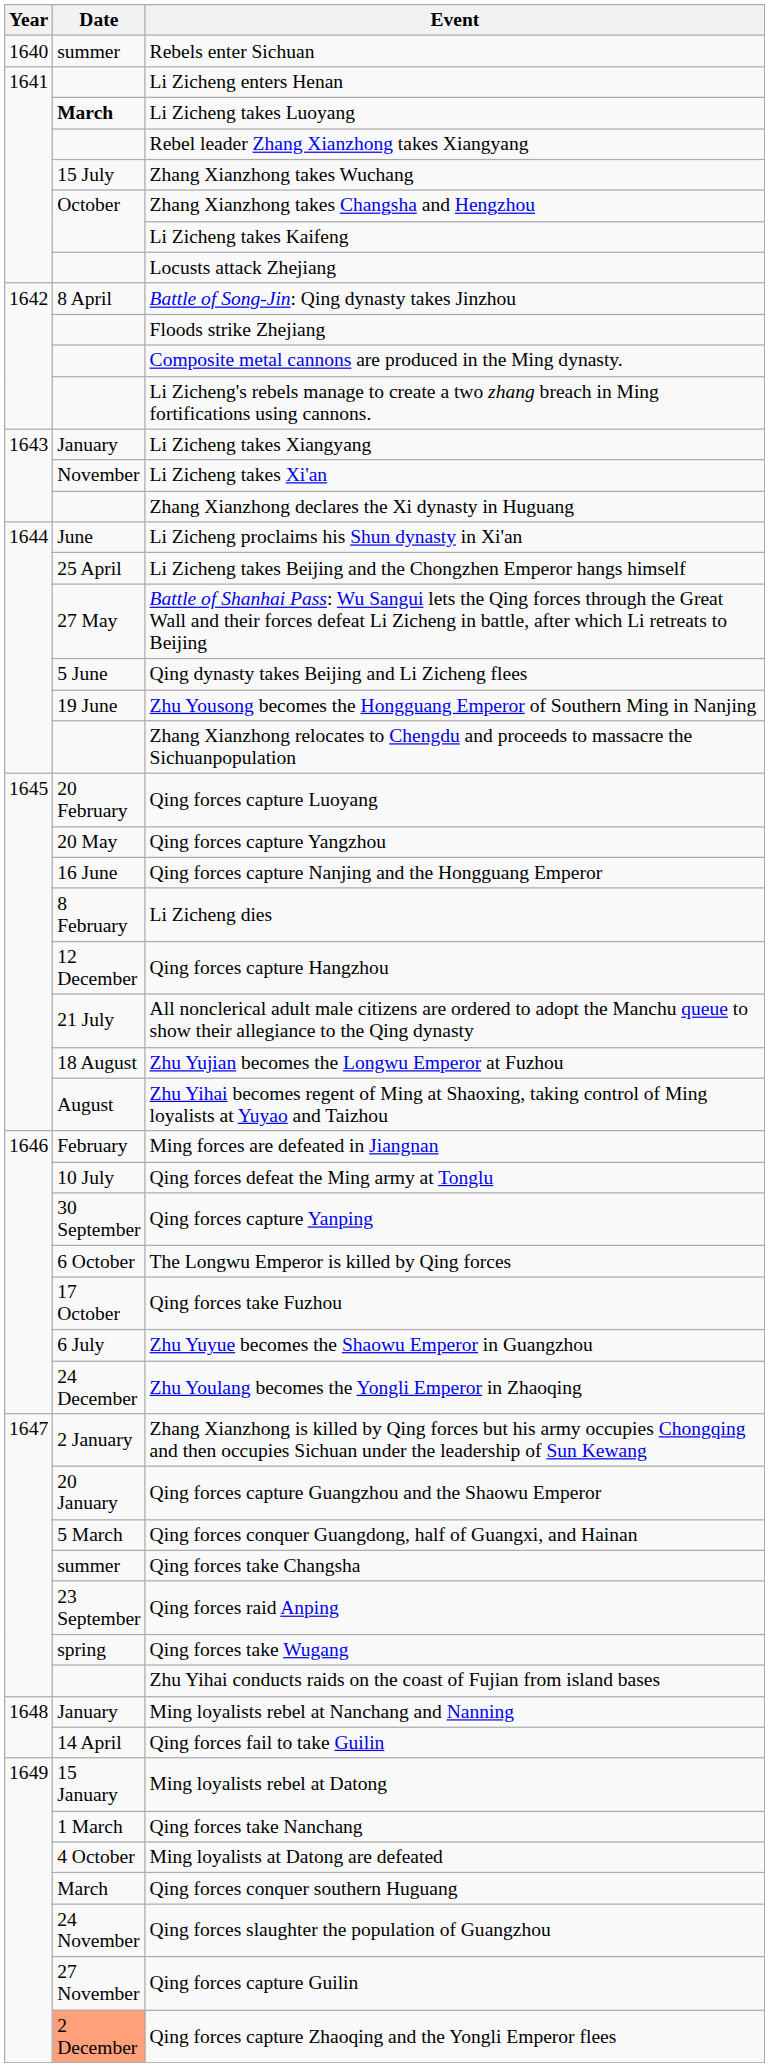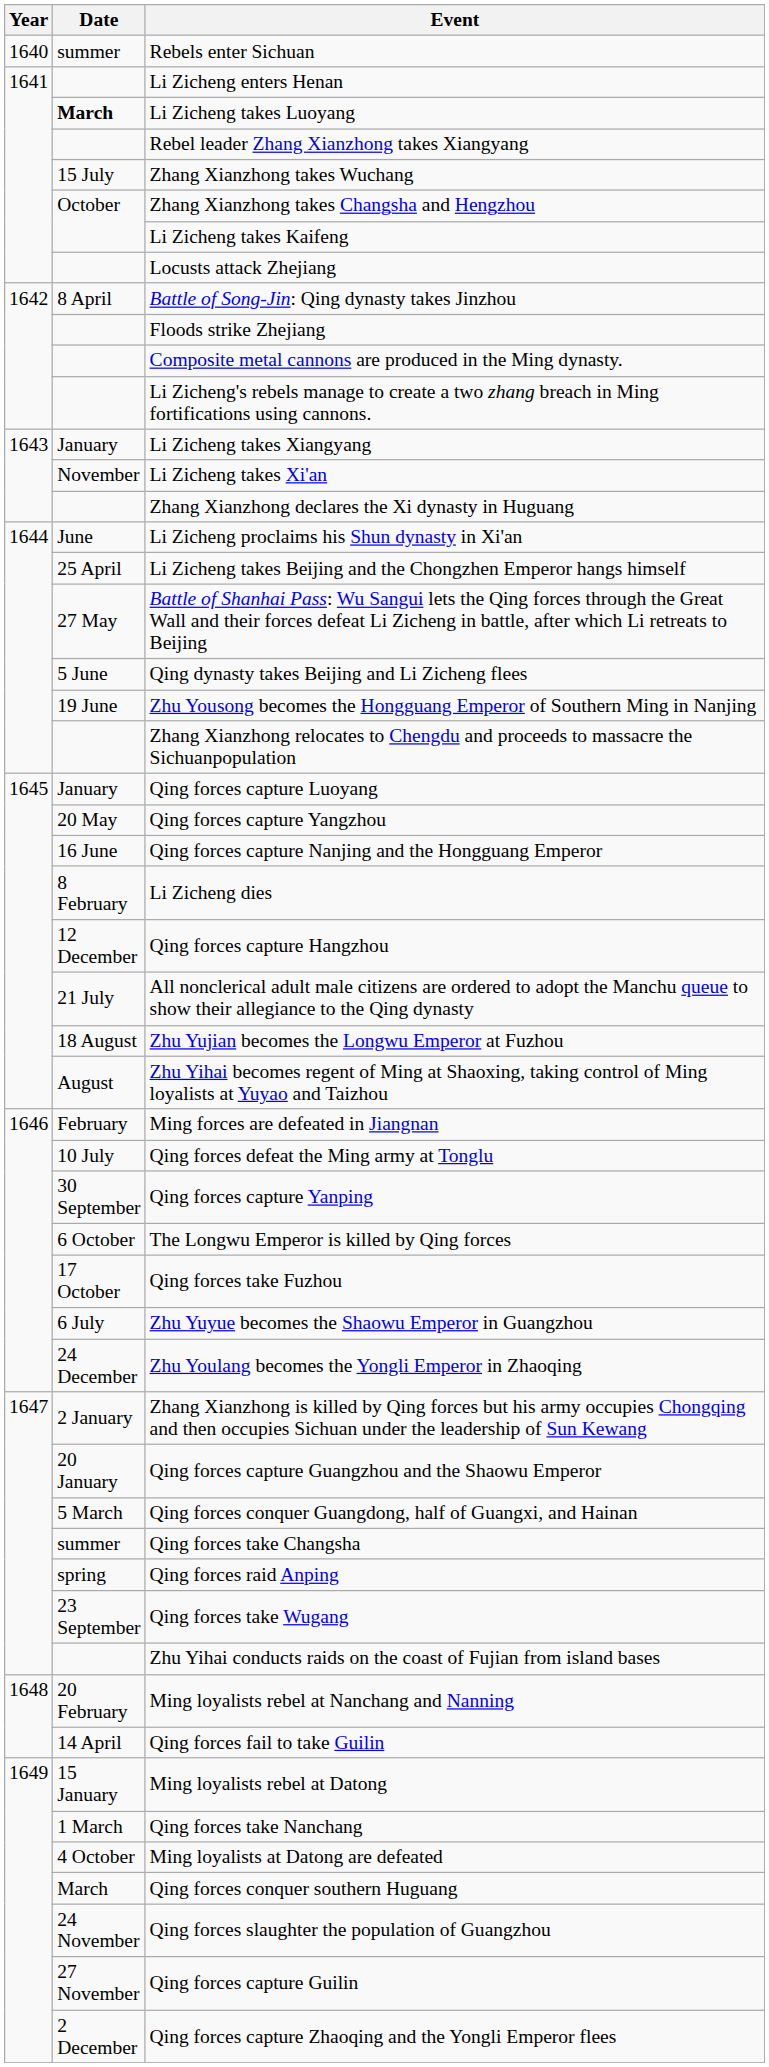(92, 799) 20 February -> (88, 788) January
(99, 1607) 23 September -> (82, 1574) spring
(82, 1649) spring -> (99, 1616) 23 September
(88, 1711) January -> (92, 1700) 20 February
(97, 2036) lightsalmon background -> (97, 2036) no background
